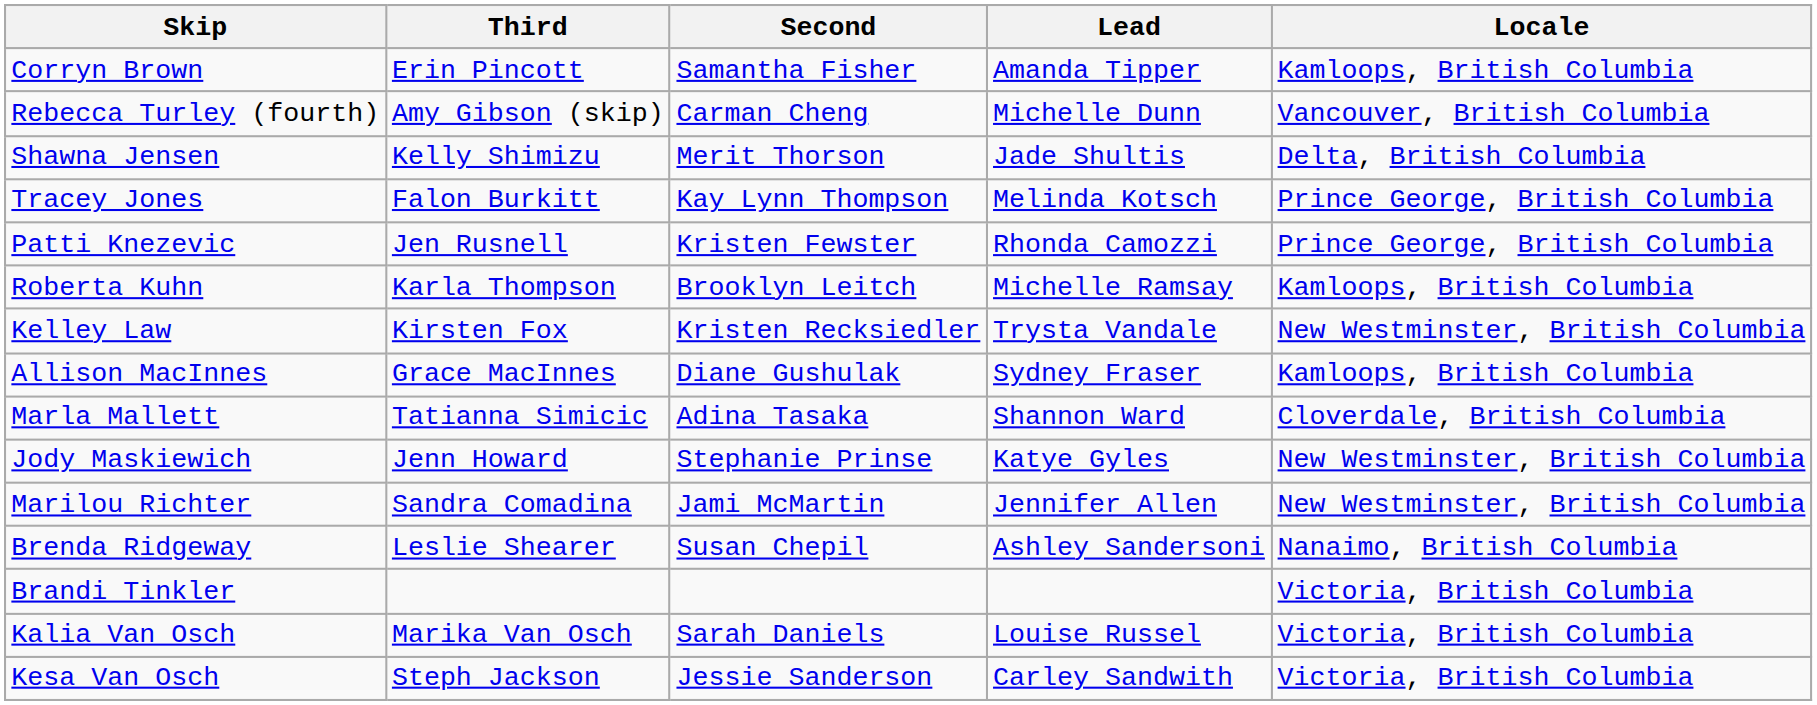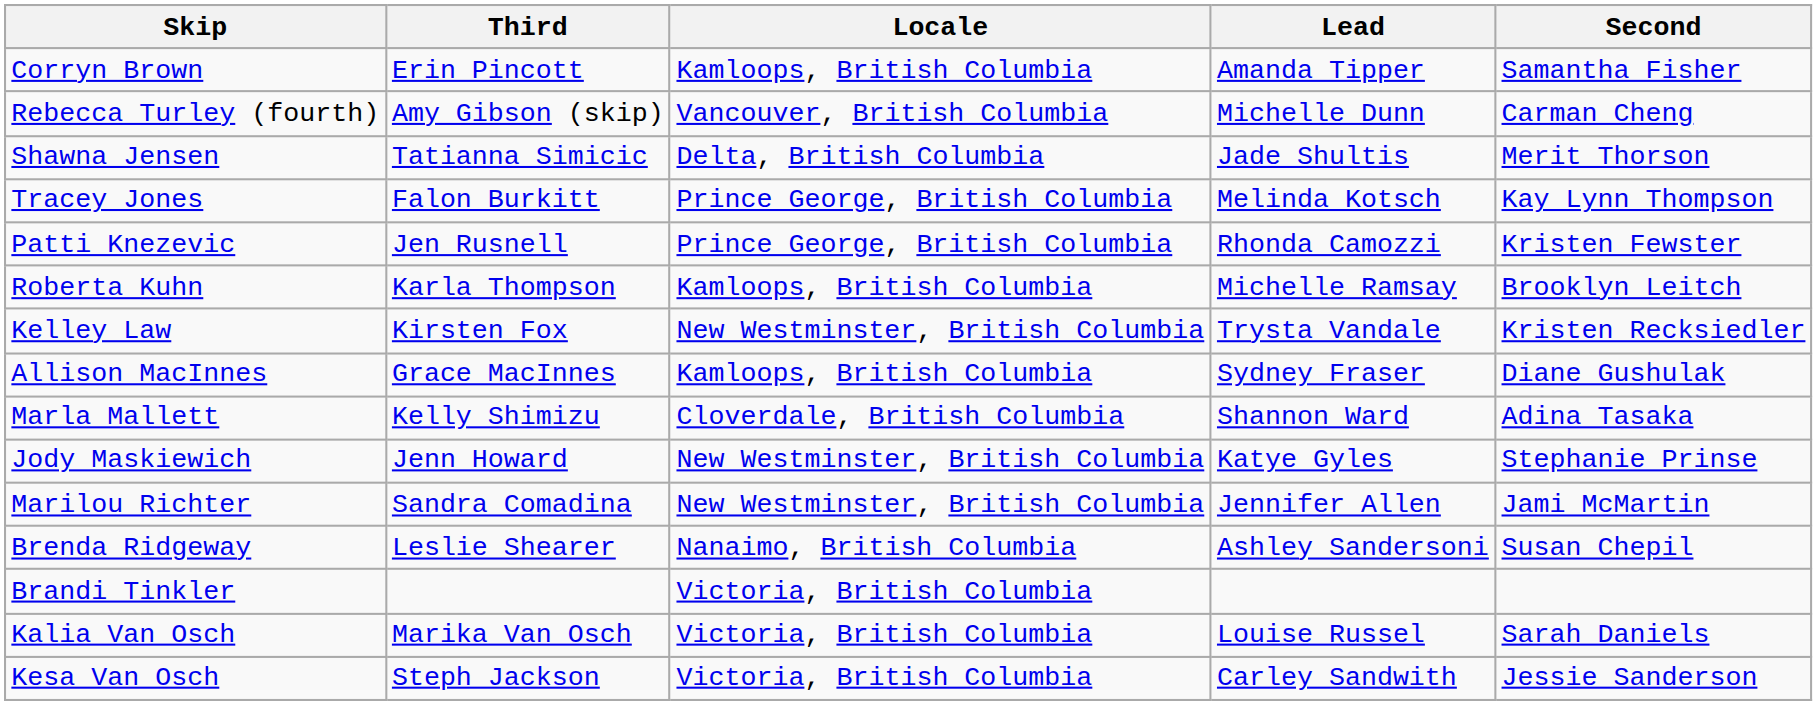columns swapped: (828, 27) <-> (1542, 27)
(496, 157) Kelly Shimizu -> (520, 157) Tatianna Simicic
(520, 418) Tatianna Simicic -> (496, 418) Kelly Shimizu
